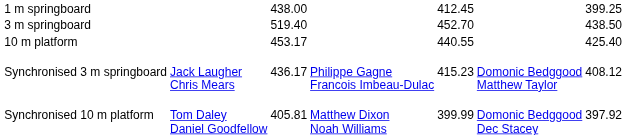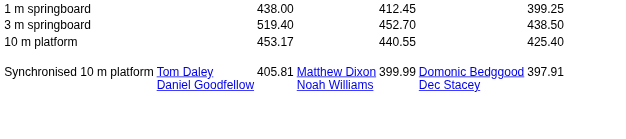- row: (86, 72)
(604, 115) 397.92 -> (546, 72) 397.91
